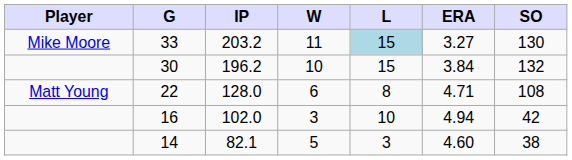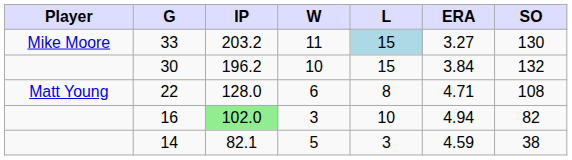(242, 117) no background -> (242, 117) lightgreen background
(531, 117) 42 -> (531, 117) 82
(459, 142) 4.60 -> (459, 142) 4.59
